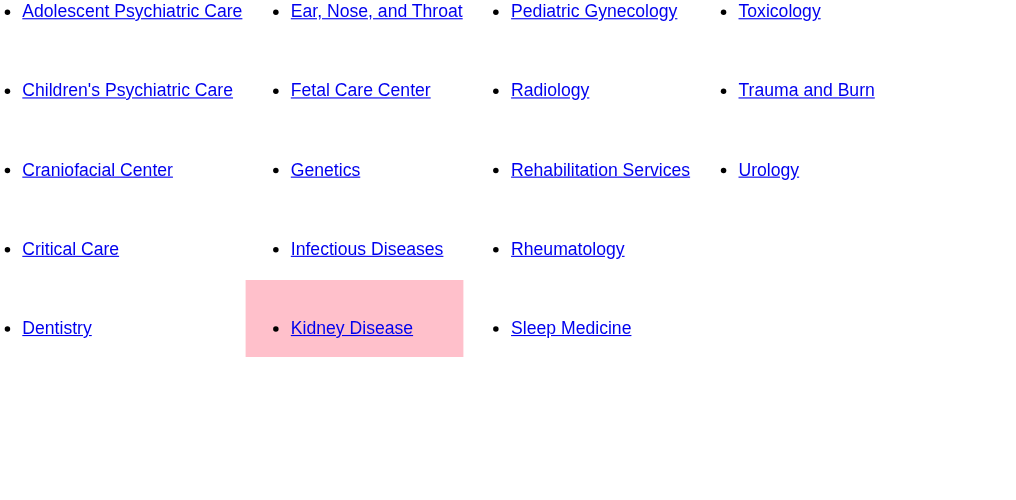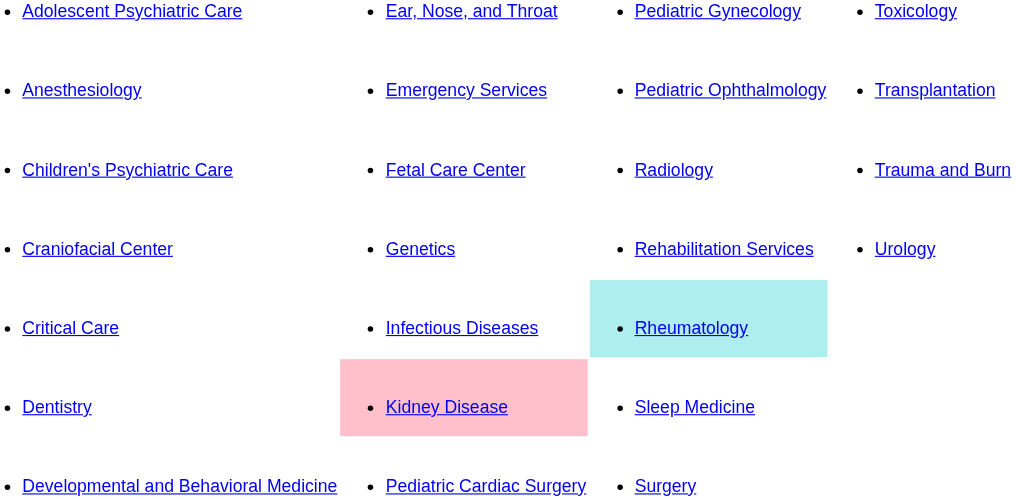+ row: (158, 91)
(579, 249) no background -> (709, 328) paleturquoise background
+ row: (158, 487)
